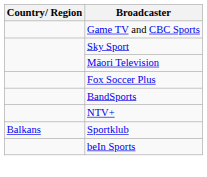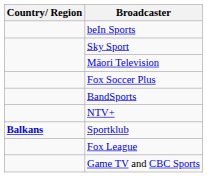rows swapped: (111, 146) <-> (143, 29)
(24, 130) normal -> (25, 130) bold
+ row: (112, 146)
